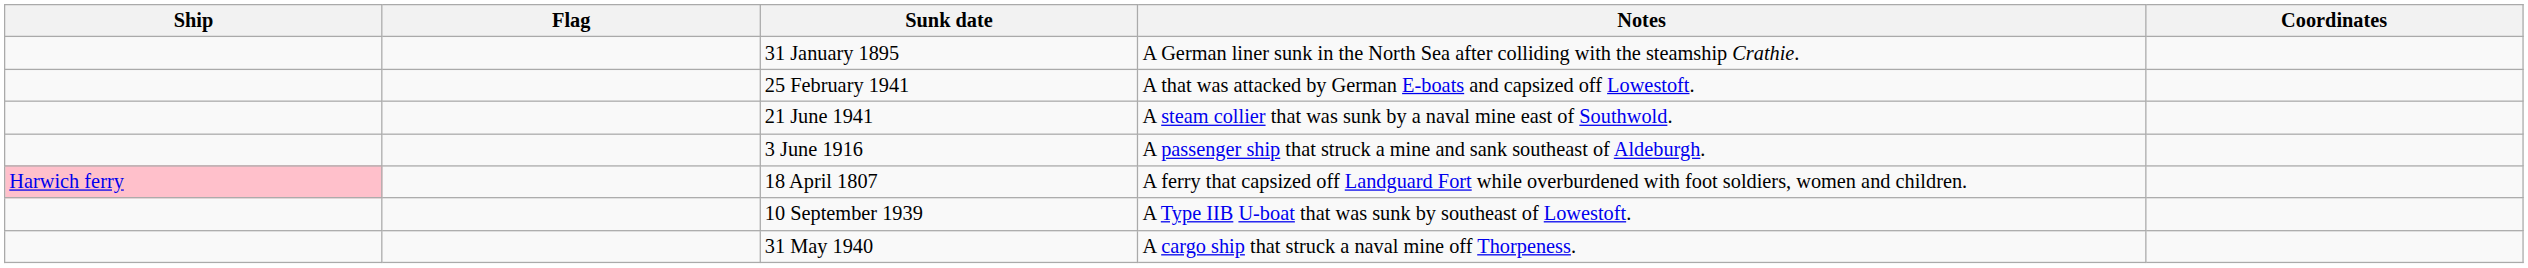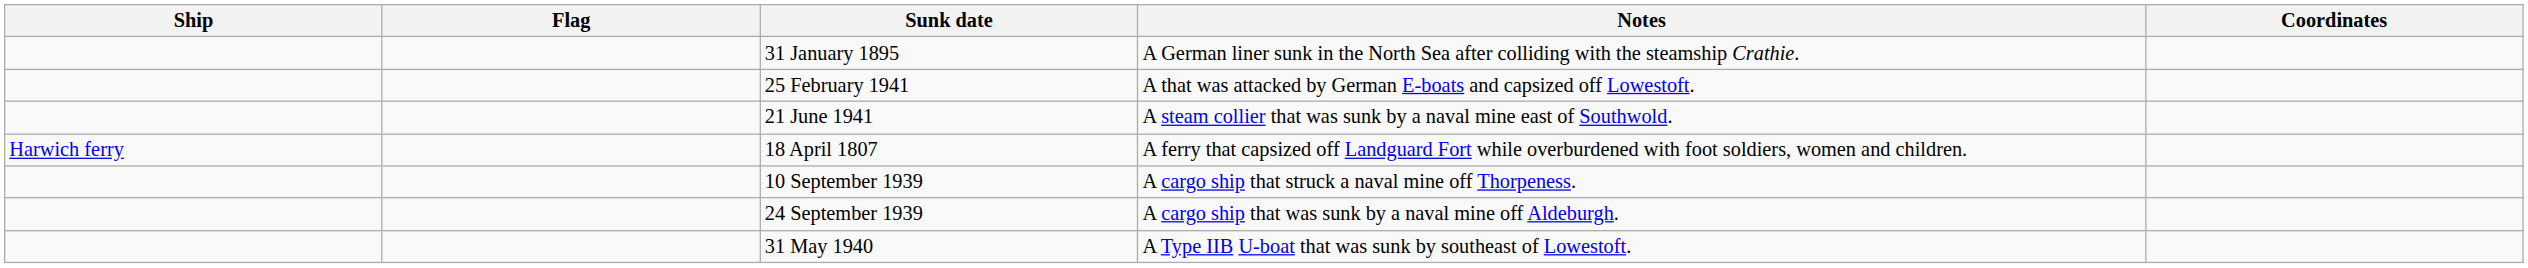- row: (814, 149)
(67, 181) pink background -> (67, 149) no background
(1387, 213) A Type IIB U-boat that was sunk by southeast of Lowestoft. -> (1359, 181) A cargo ship that struck a naval mine off Thorpeness.
+ row: (844, 213)
(1359, 246) A cargo ship that struck a naval mine off Thorpeness. -> (1387, 246) A Type IIB U-boat that was sunk by southeast of Lowestoft.
